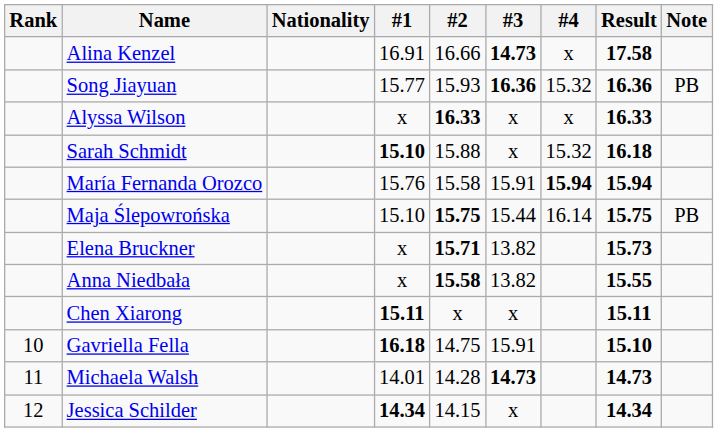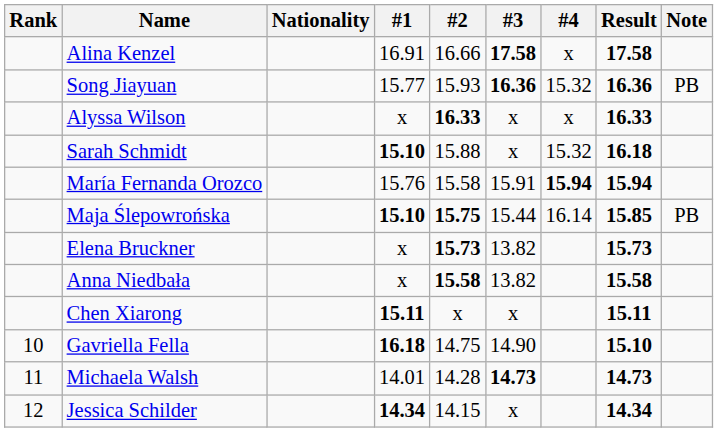(513, 53) 14.73 -> (513, 53) 17.58
(402, 215) normal -> (402, 215) bold
(629, 215) 15.75 -> (629, 215) 15.85
(458, 248) 15.71 -> (458, 248) 15.73
(629, 280) 15.55 -> (629, 280) 15.58
(513, 345) 15.91 -> (513, 345) 14.90
